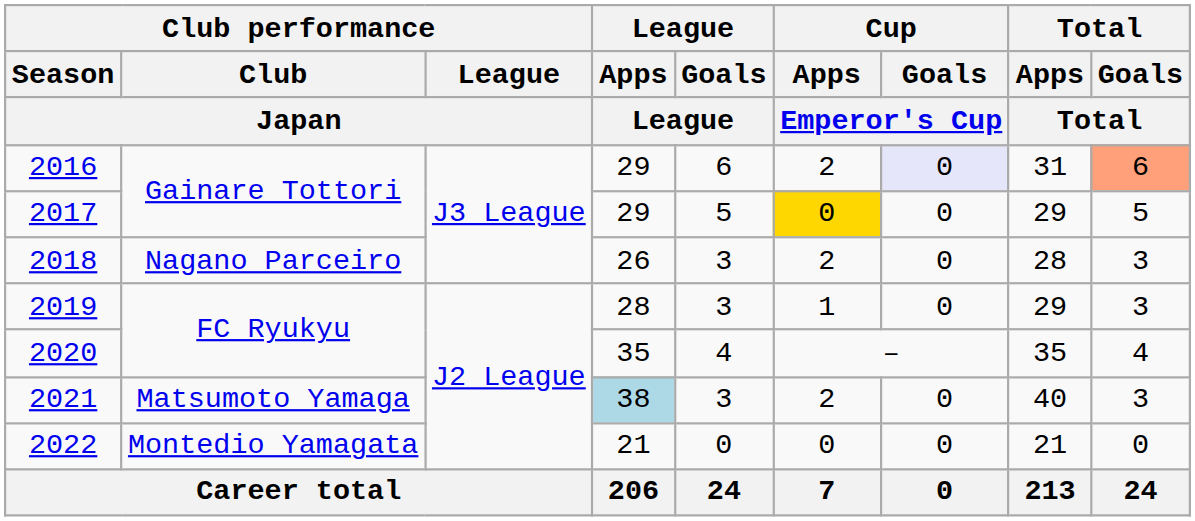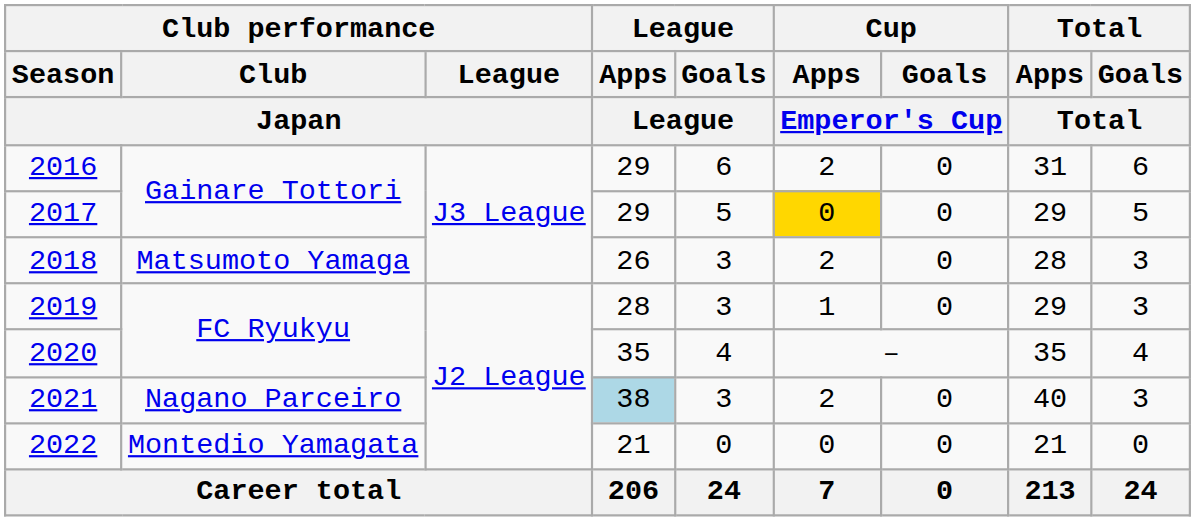(945, 167) lavender background -> (945, 167) no background
(1140, 167) lightsalmon background -> (1140, 167) no background
(273, 260) Nagano Parceiro -> (273, 260) Matsumoto Yamaga
(273, 400) Matsumoto Yamaga -> (273, 400) Nagano Parceiro
